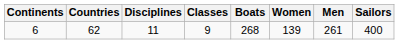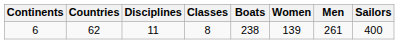(208, 30) 9 -> (208, 30) 8
(250, 30) 268 -> (250, 30) 238
